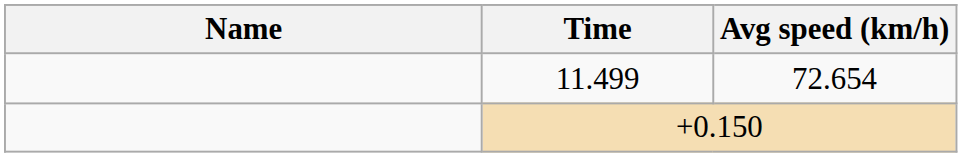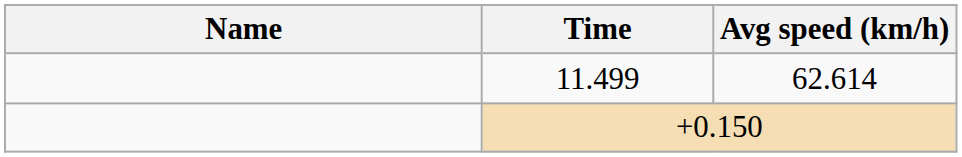(835, 77) 72.654 -> (835, 77) 62.614
